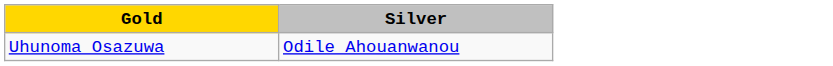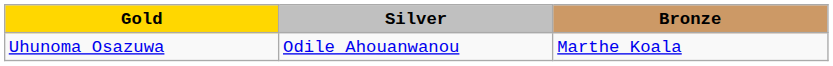+ column: (690, 19)
